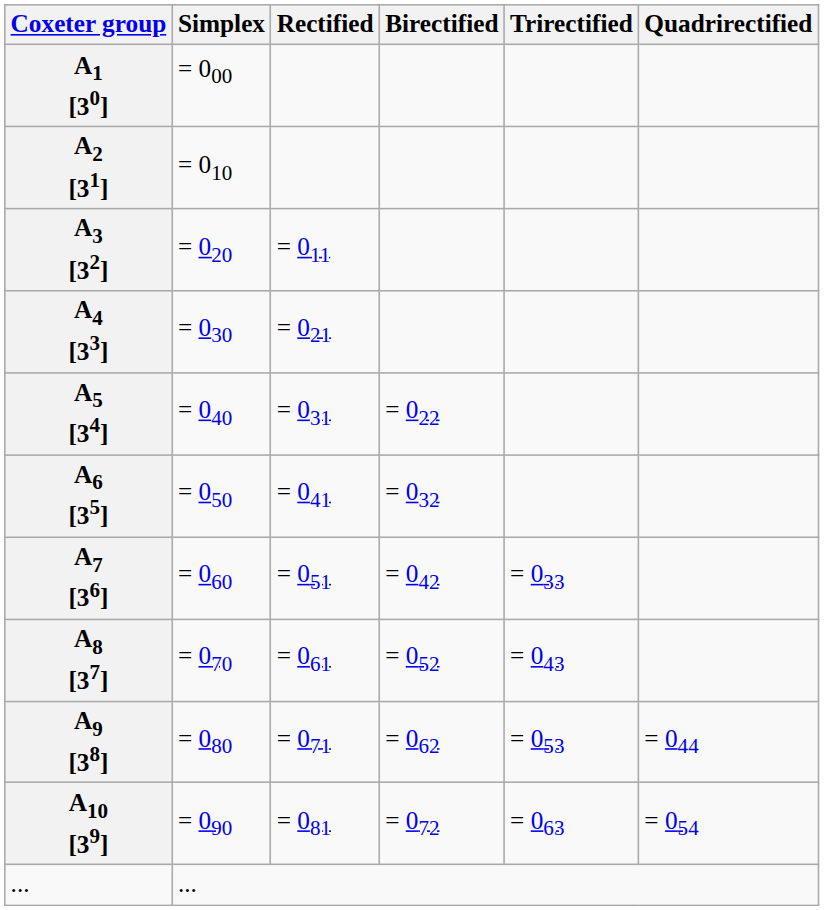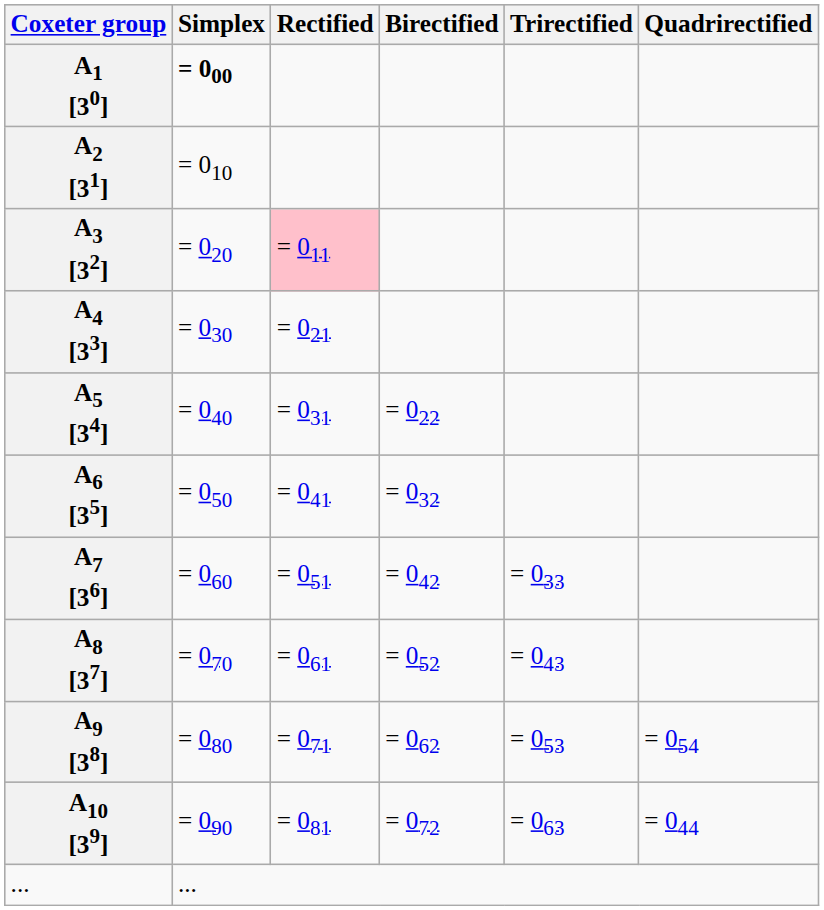(205, 71) normal -> (205, 71) bold
(303, 249) no background -> (303, 249) pink background
(672, 741) = 044 -> (672, 741) = 054
(672, 823) = 054 -> (672, 823) = 044
